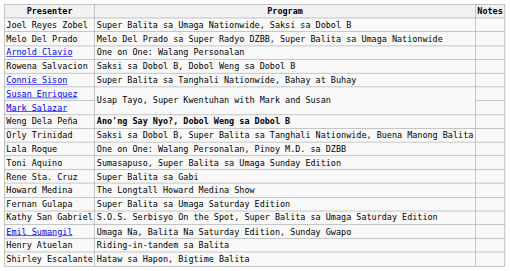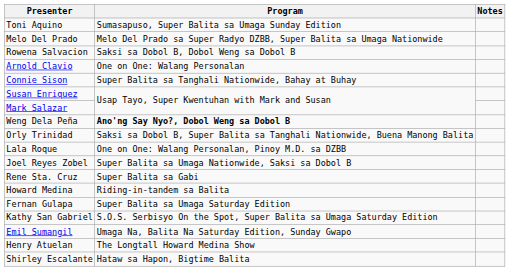rows swapped: (47, 25) <-> (34, 163)
rows swapped: (47, 66) <-> (39, 53)
(176, 190) The Longtall Howard Medina Show -> (163, 190) Riding-in-tandem sa Balita
(163, 245) Riding-in-tandem sa Balita -> (176, 245) The Longtall Howard Medina Show
